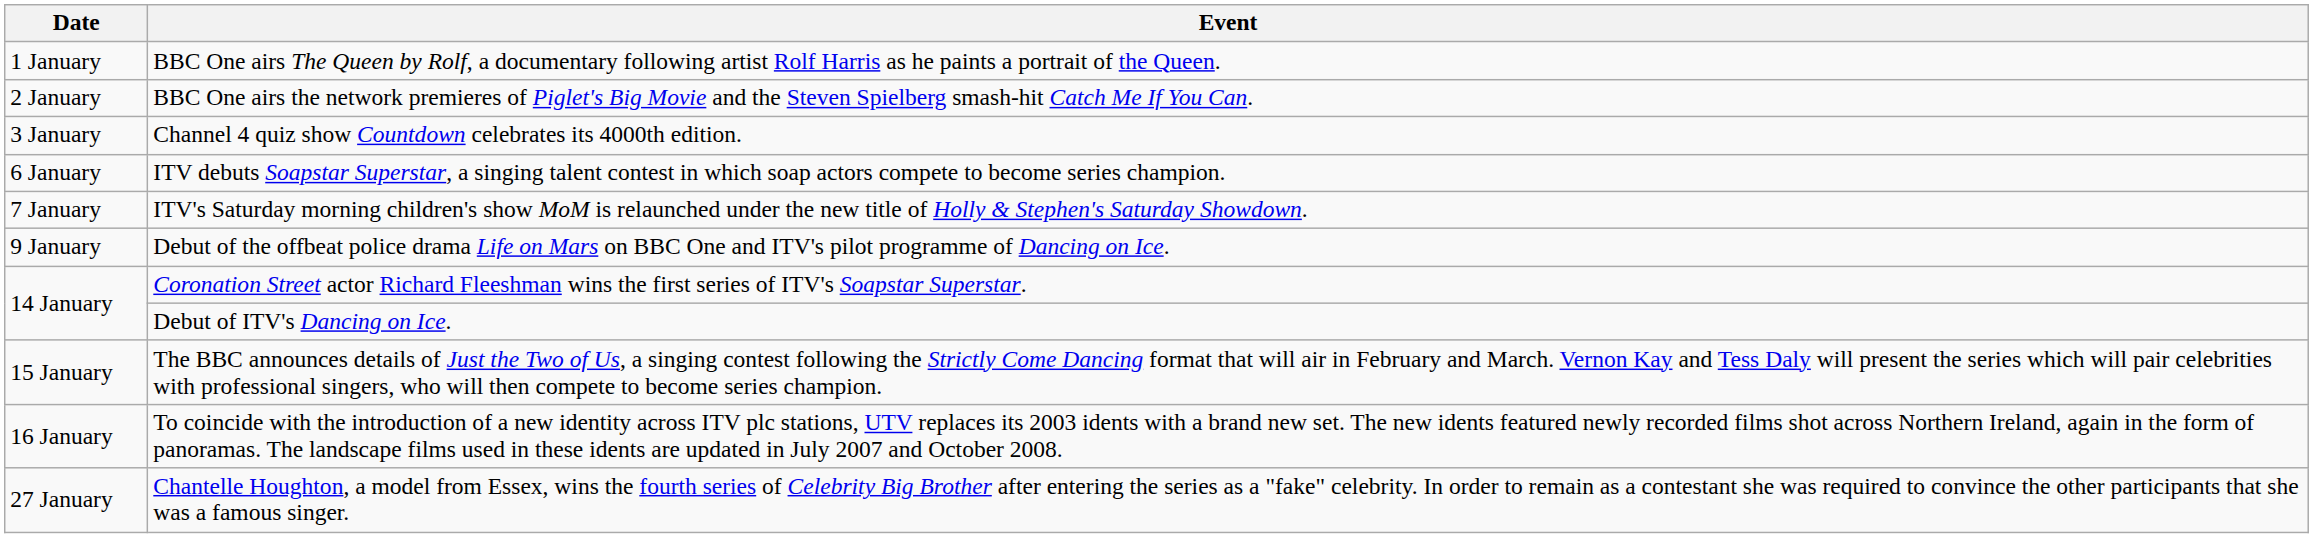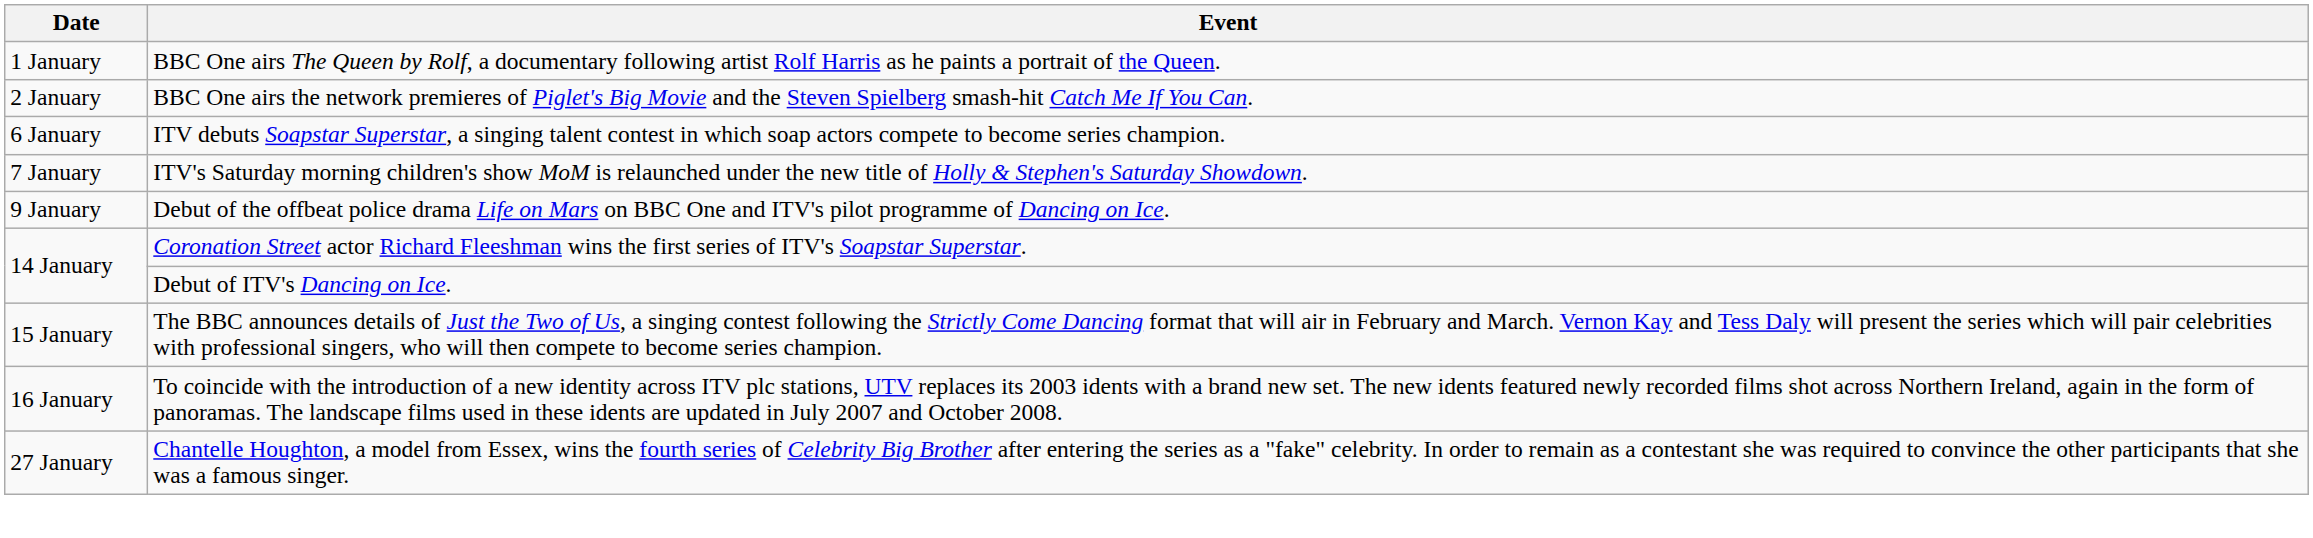- row: (448, 135)
